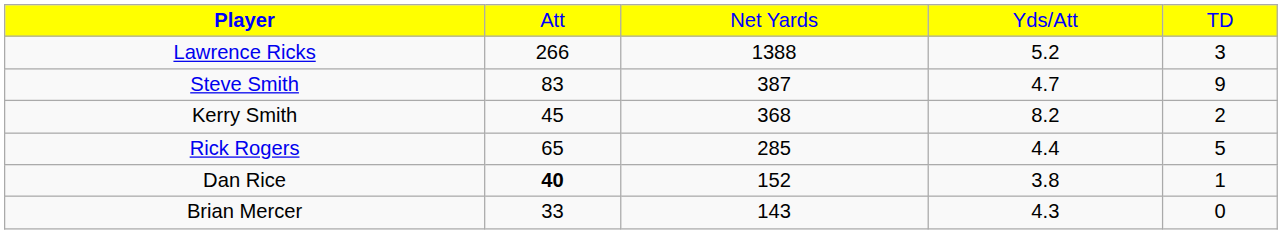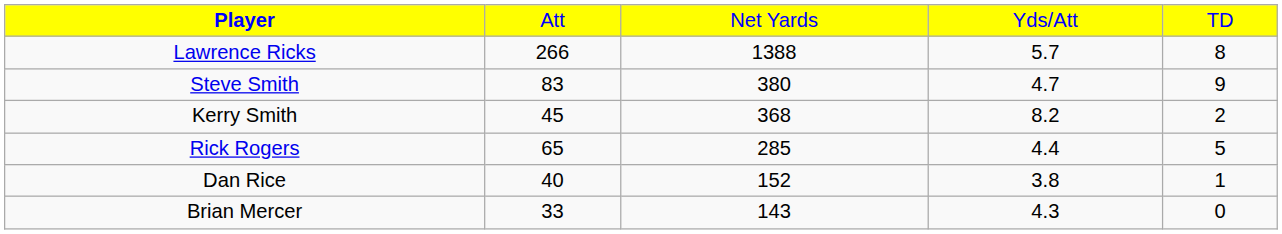(1045, 52) 5.2 -> (1045, 52) 5.7
(1220, 52) 3 -> (1220, 52) 8
(774, 84) 387 -> (774, 84) 380
(552, 180) bold -> (552, 180) normal
